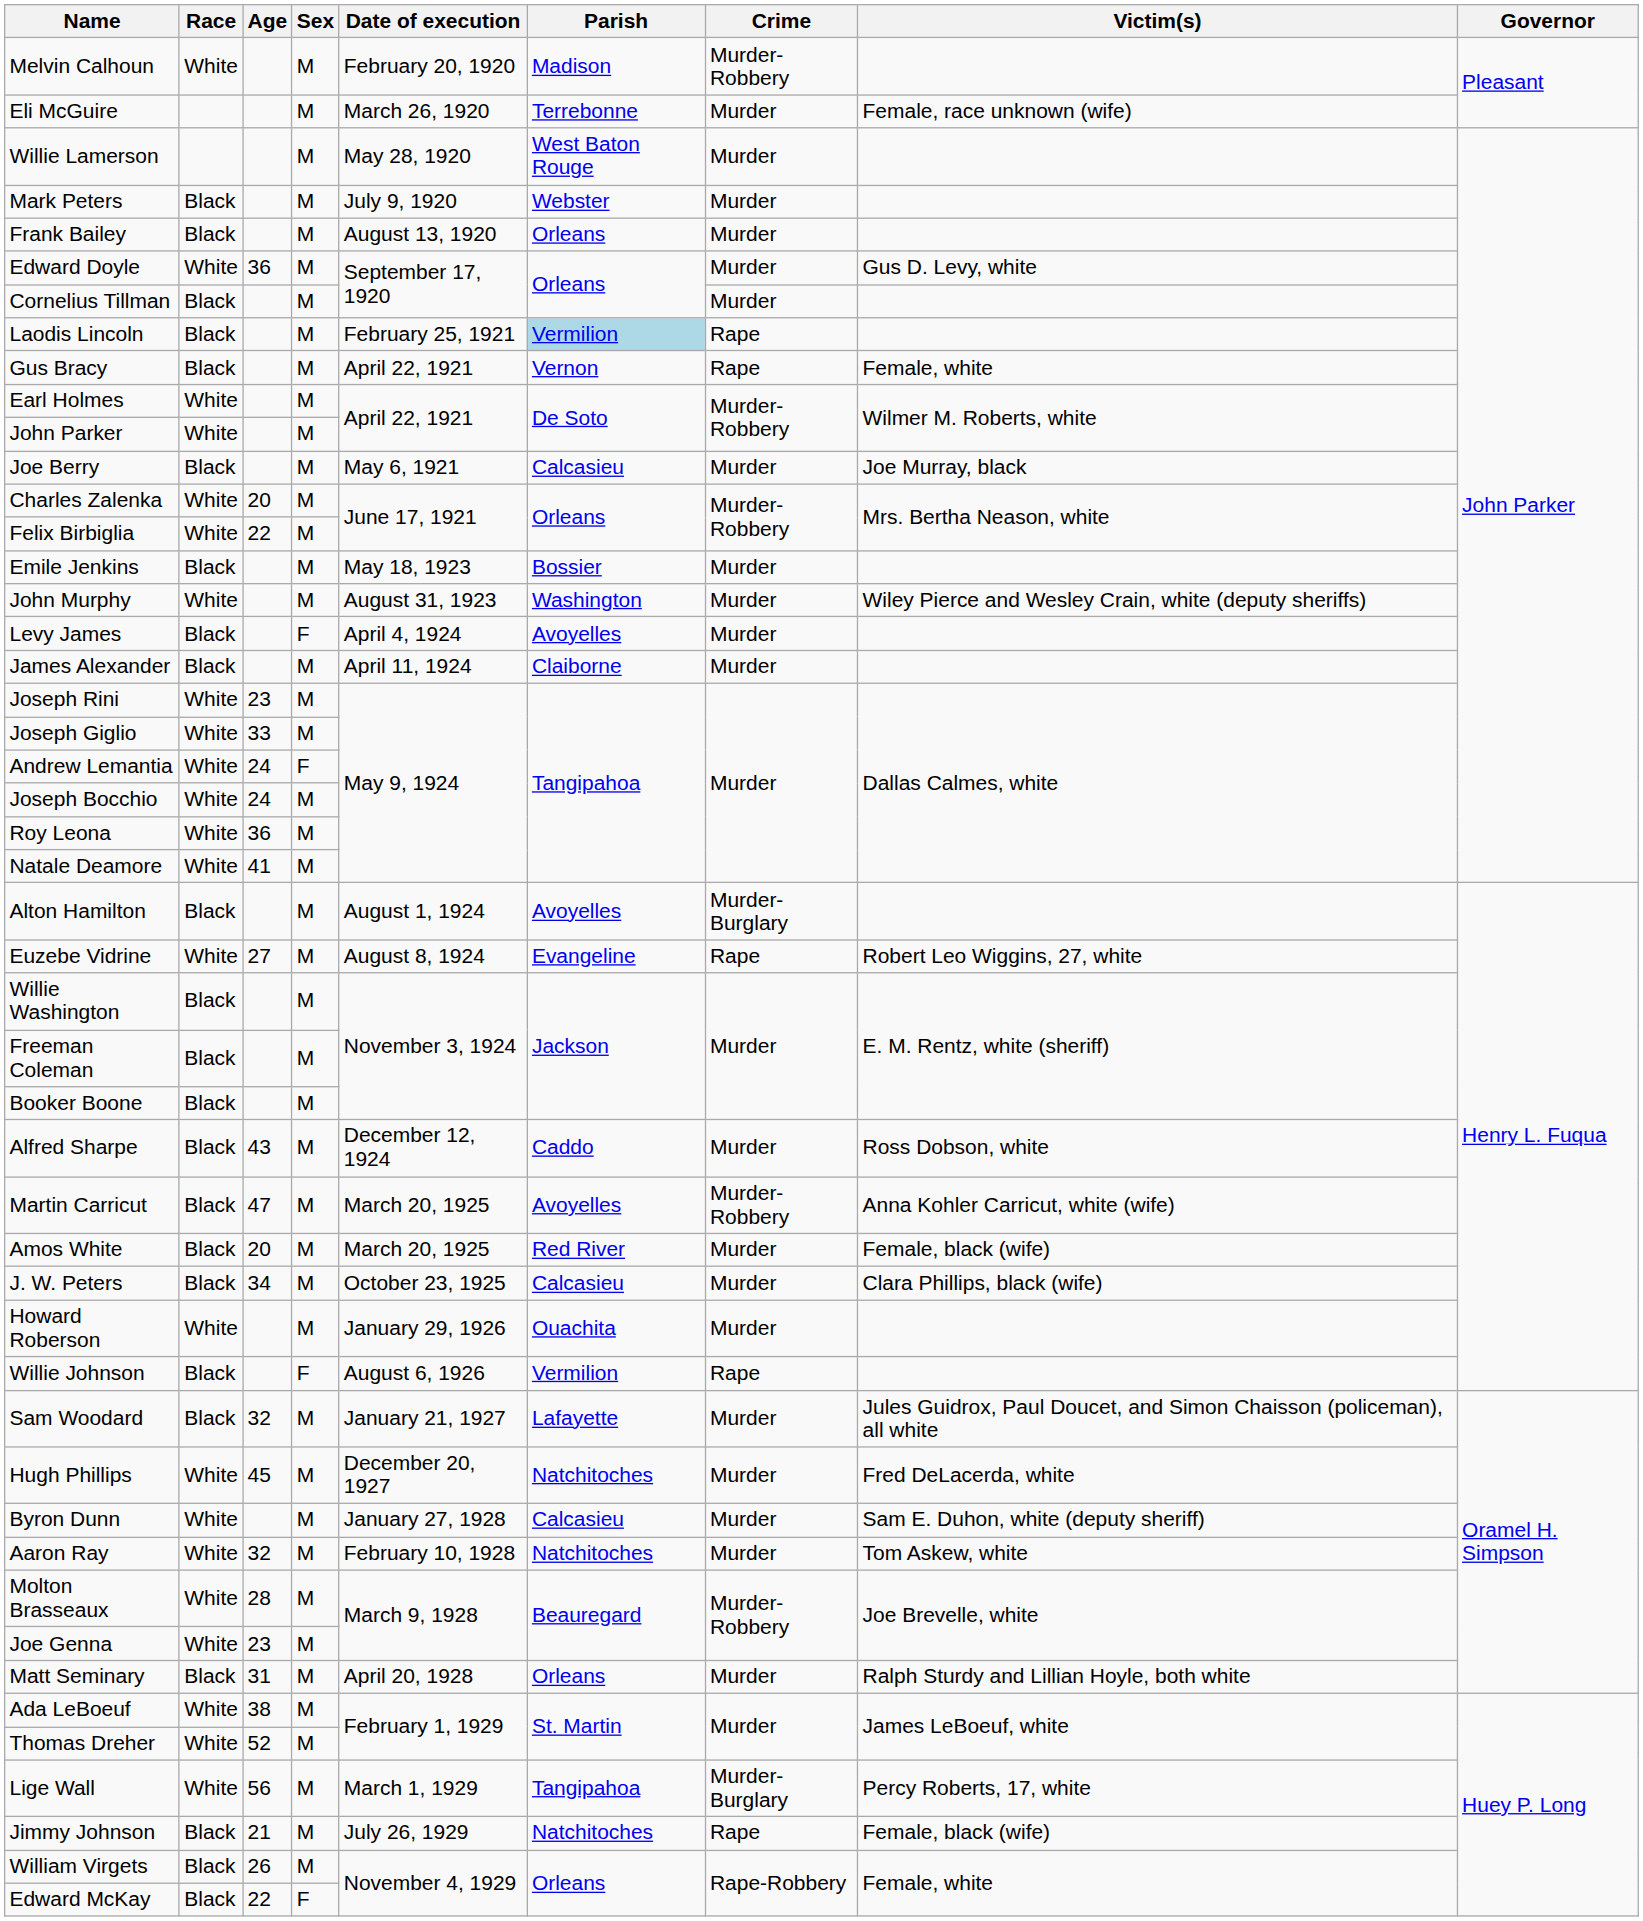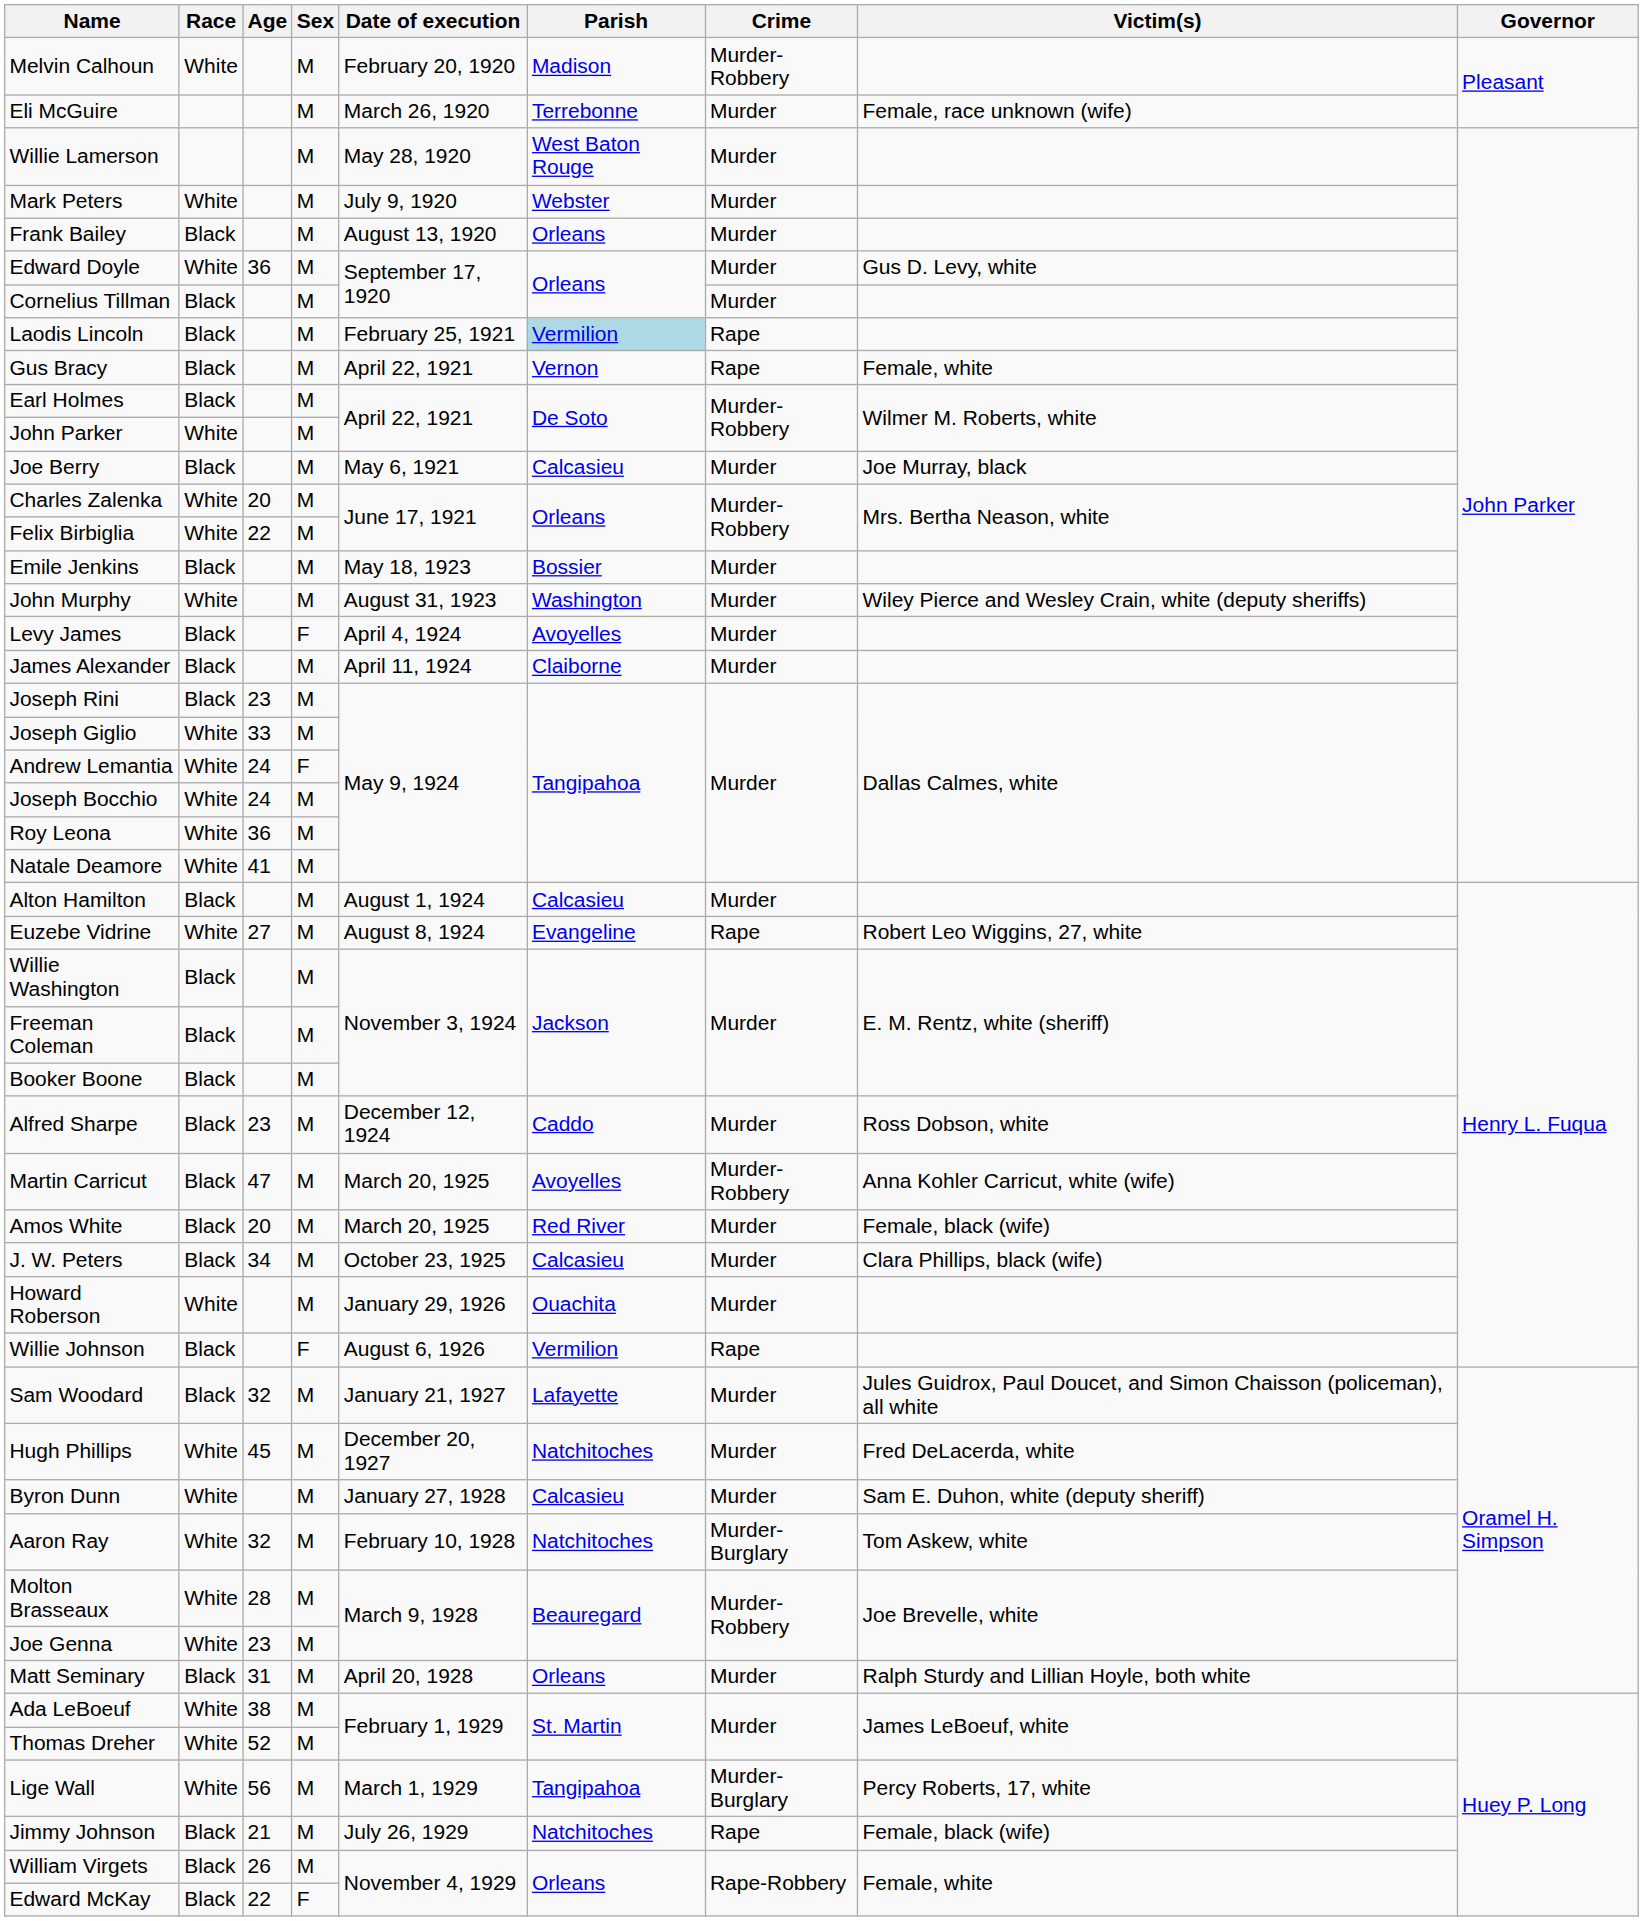(210, 201) Black -> (211, 201) White
(211, 400) White -> (210, 400) Black
(211, 699) White -> (210, 699) Black
(577, 911) Avoyelles -> (578, 899) Calcasieu
(749, 911) Murder-Burglary -> (743, 899) Murder
(259, 1148) 43 -> (259, 1124) 23
(743, 1553) Murder -> (749, 1541) Murder-Burglary
